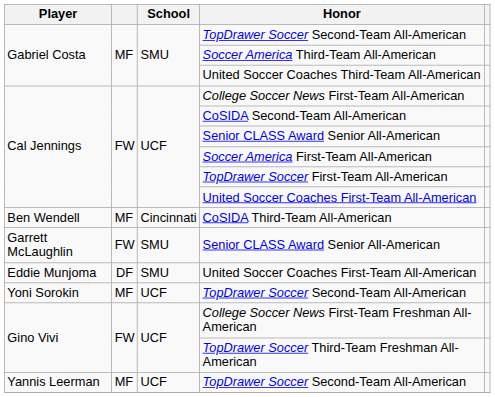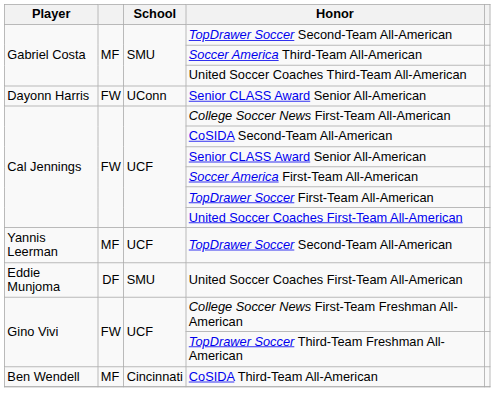+ row: (48, 95)
rows swapped: (53, 382) <-> (44, 217)
- row: (40, 245)
- row: (43, 292)
